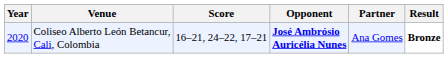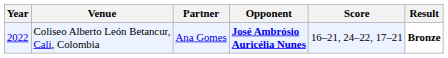columns swapped: (377, 13) <-> (221, 13)
(18, 37) 2020 -> (18, 37) 2022
